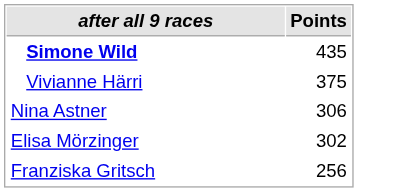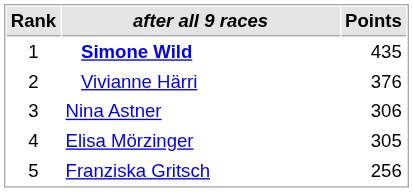+ column: (33, 21)
(331, 82) 375 -> (386, 82) 376
(331, 141) 302 -> (386, 141) 305
